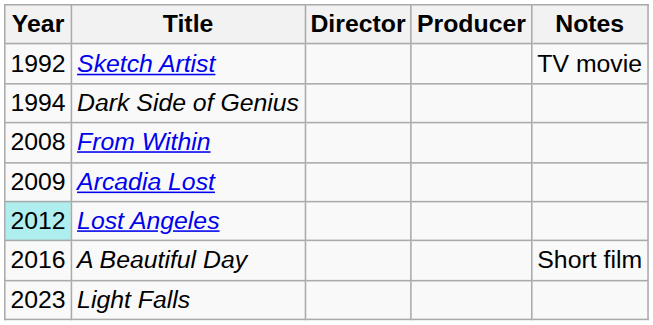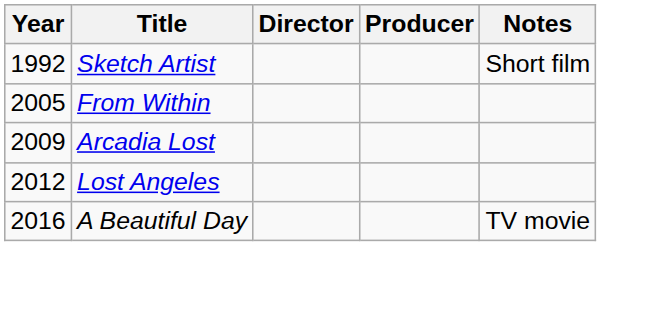(590, 63) TV movie -> (538, 63) Short film
- row: (188, 102)
(38, 142) 2008 -> (38, 102) 2005
(38, 220) paleturquoise background -> (38, 181) no background
(590, 260) Short film -> (538, 220) TV movie
- row: (134, 299)
